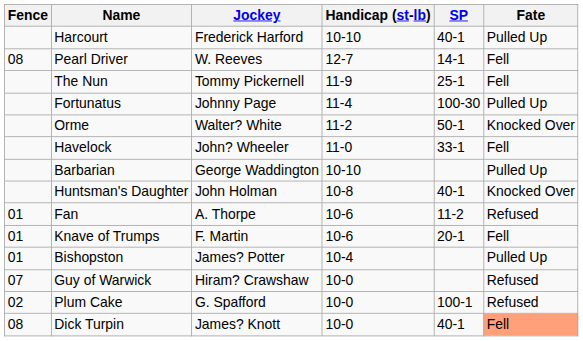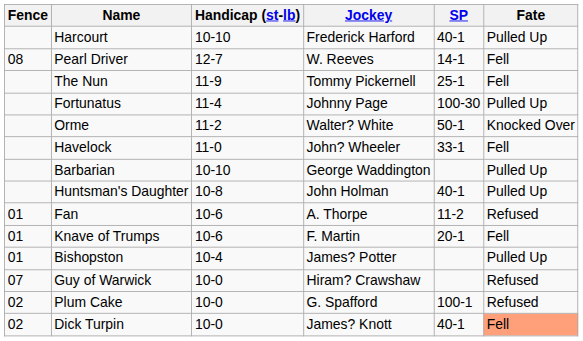columns swapped: (257, 15) <-> (378, 15)
(531, 192) Knocked Over -> (517, 192) Pulled Up
(15, 324) 08 -> (15, 324) 02
